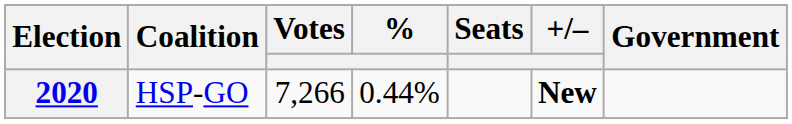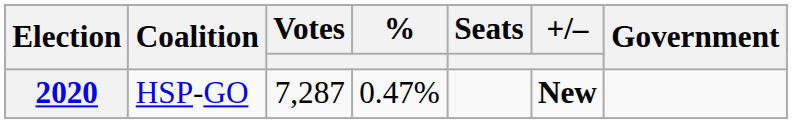(310, 93) 7,266 -> (310, 93) 7,287
(400, 93) 0.44% -> (400, 93) 0.47%
